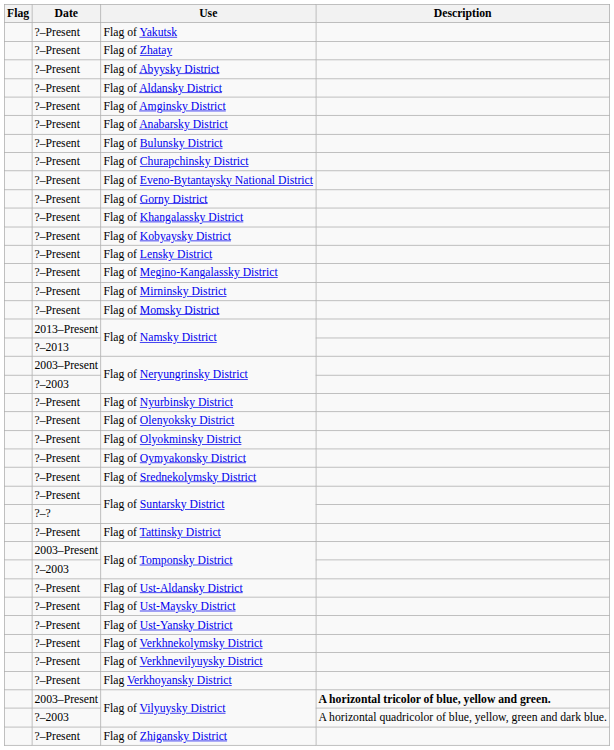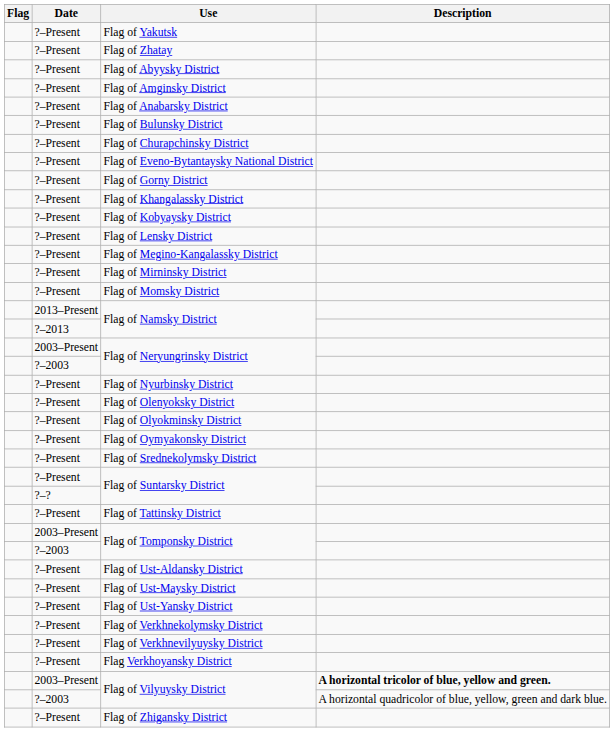- row: (57, 87)
